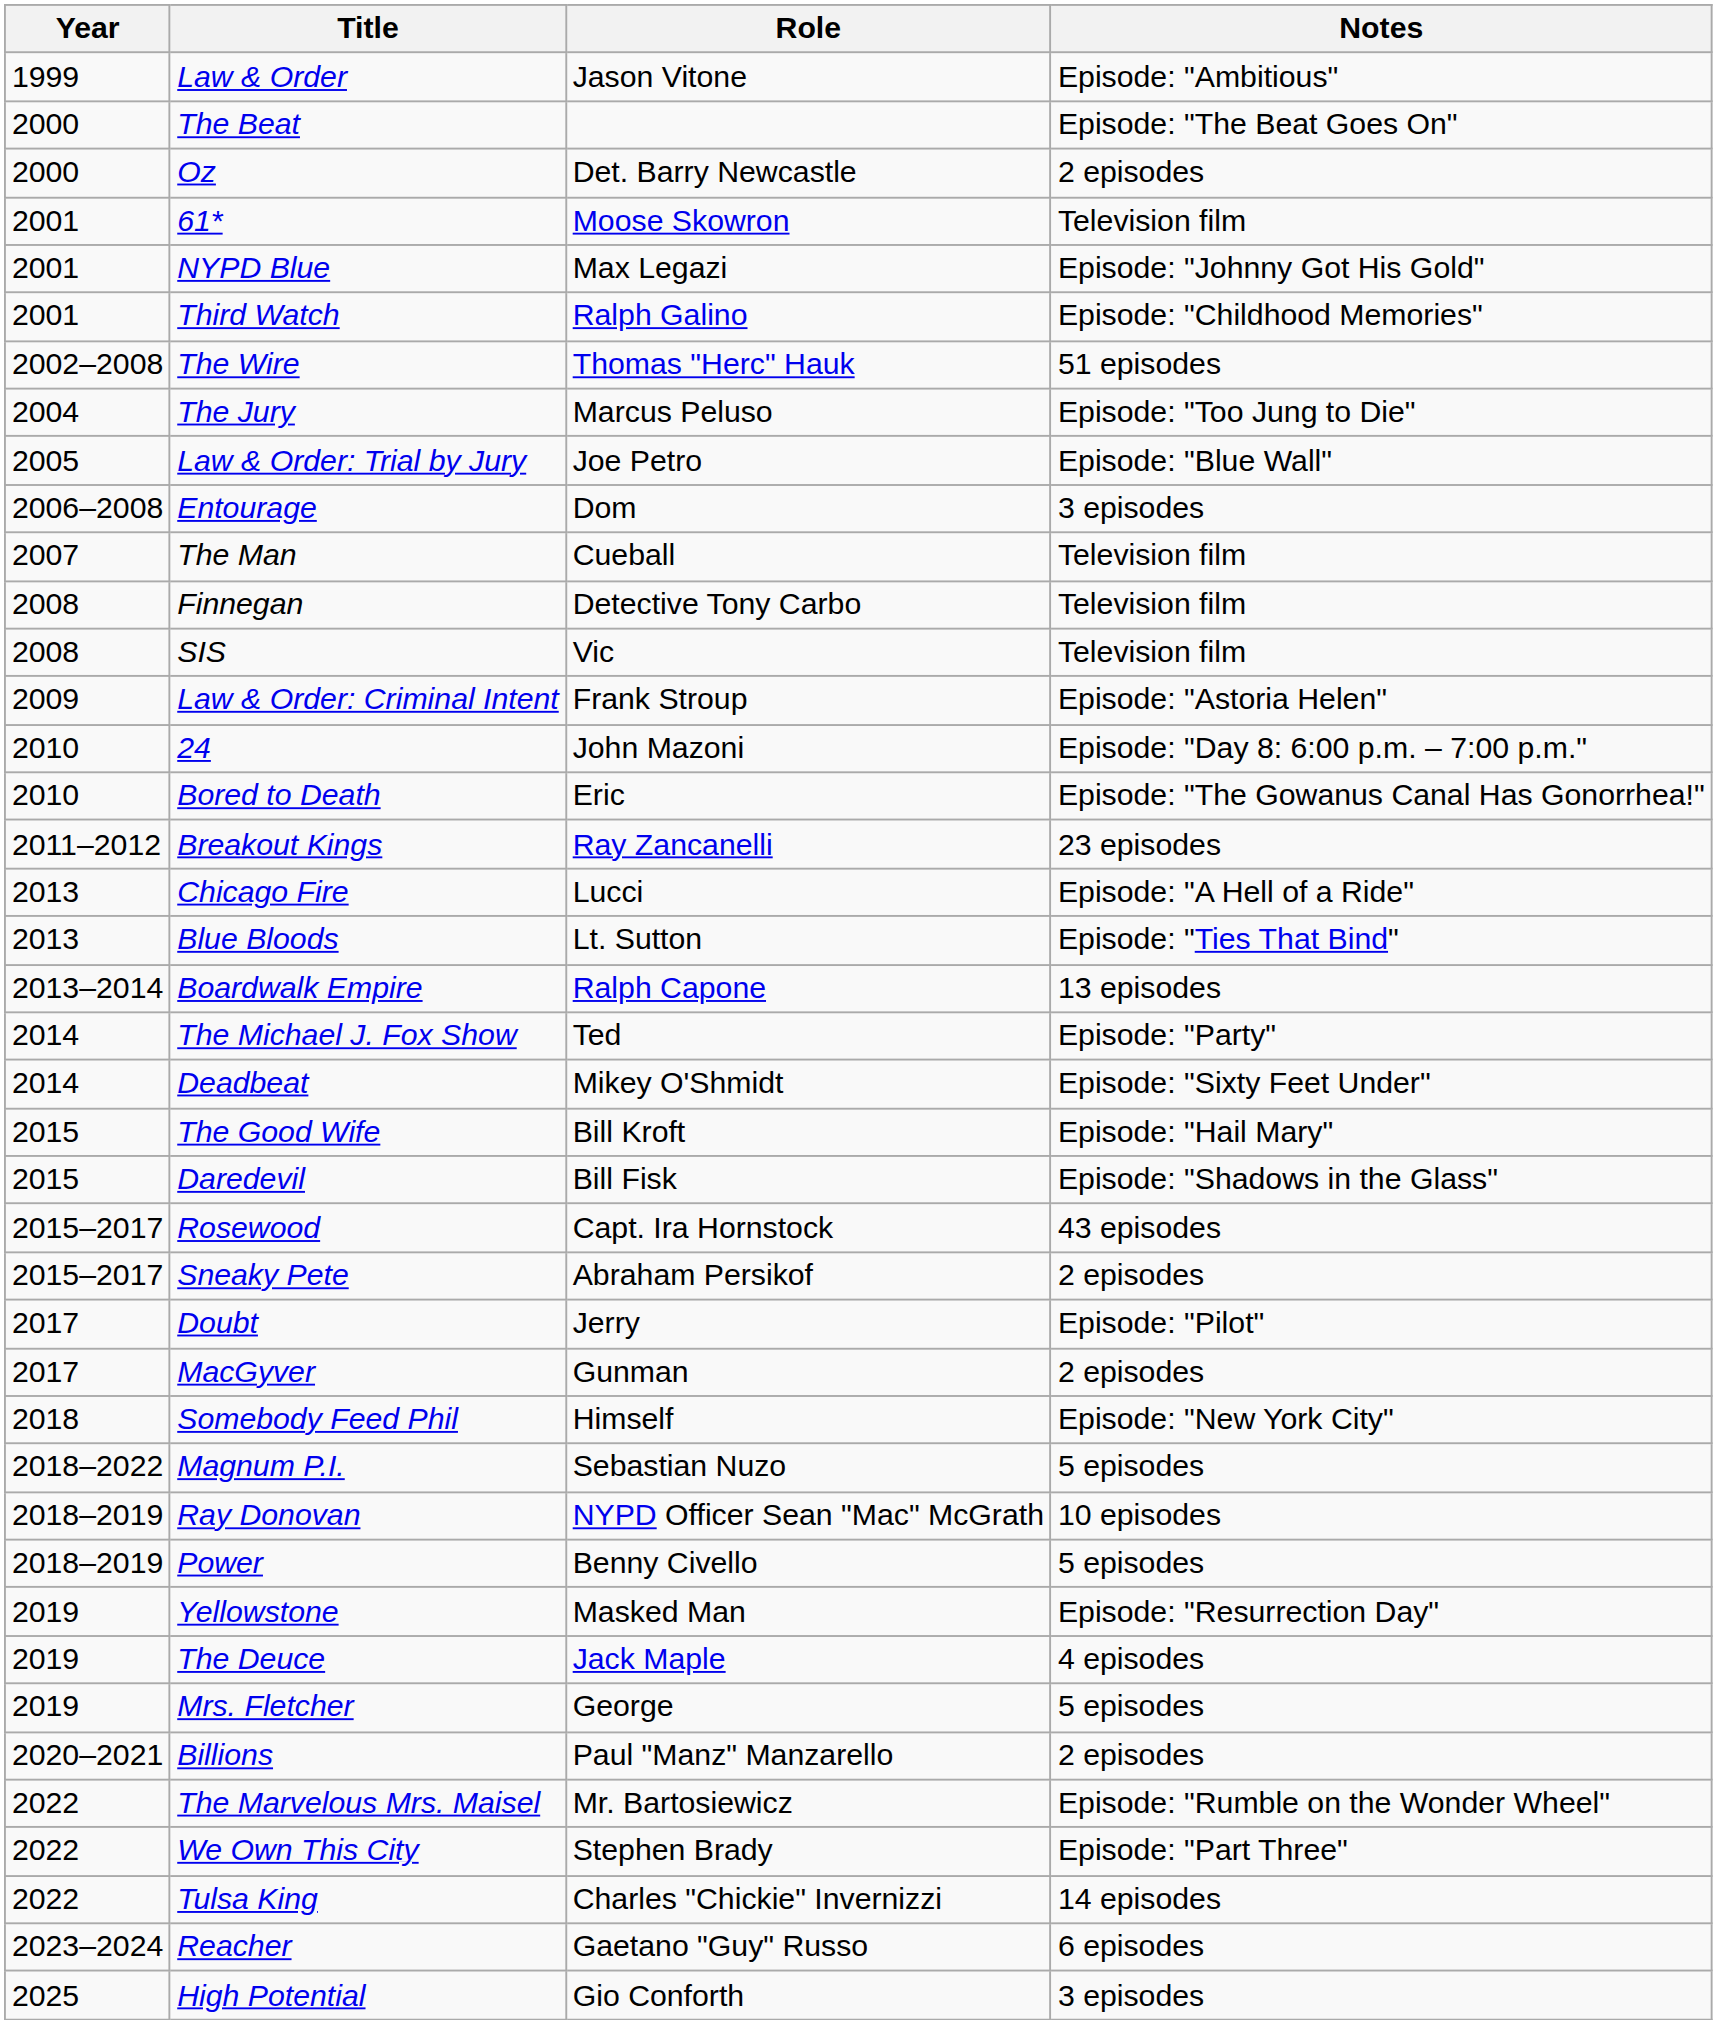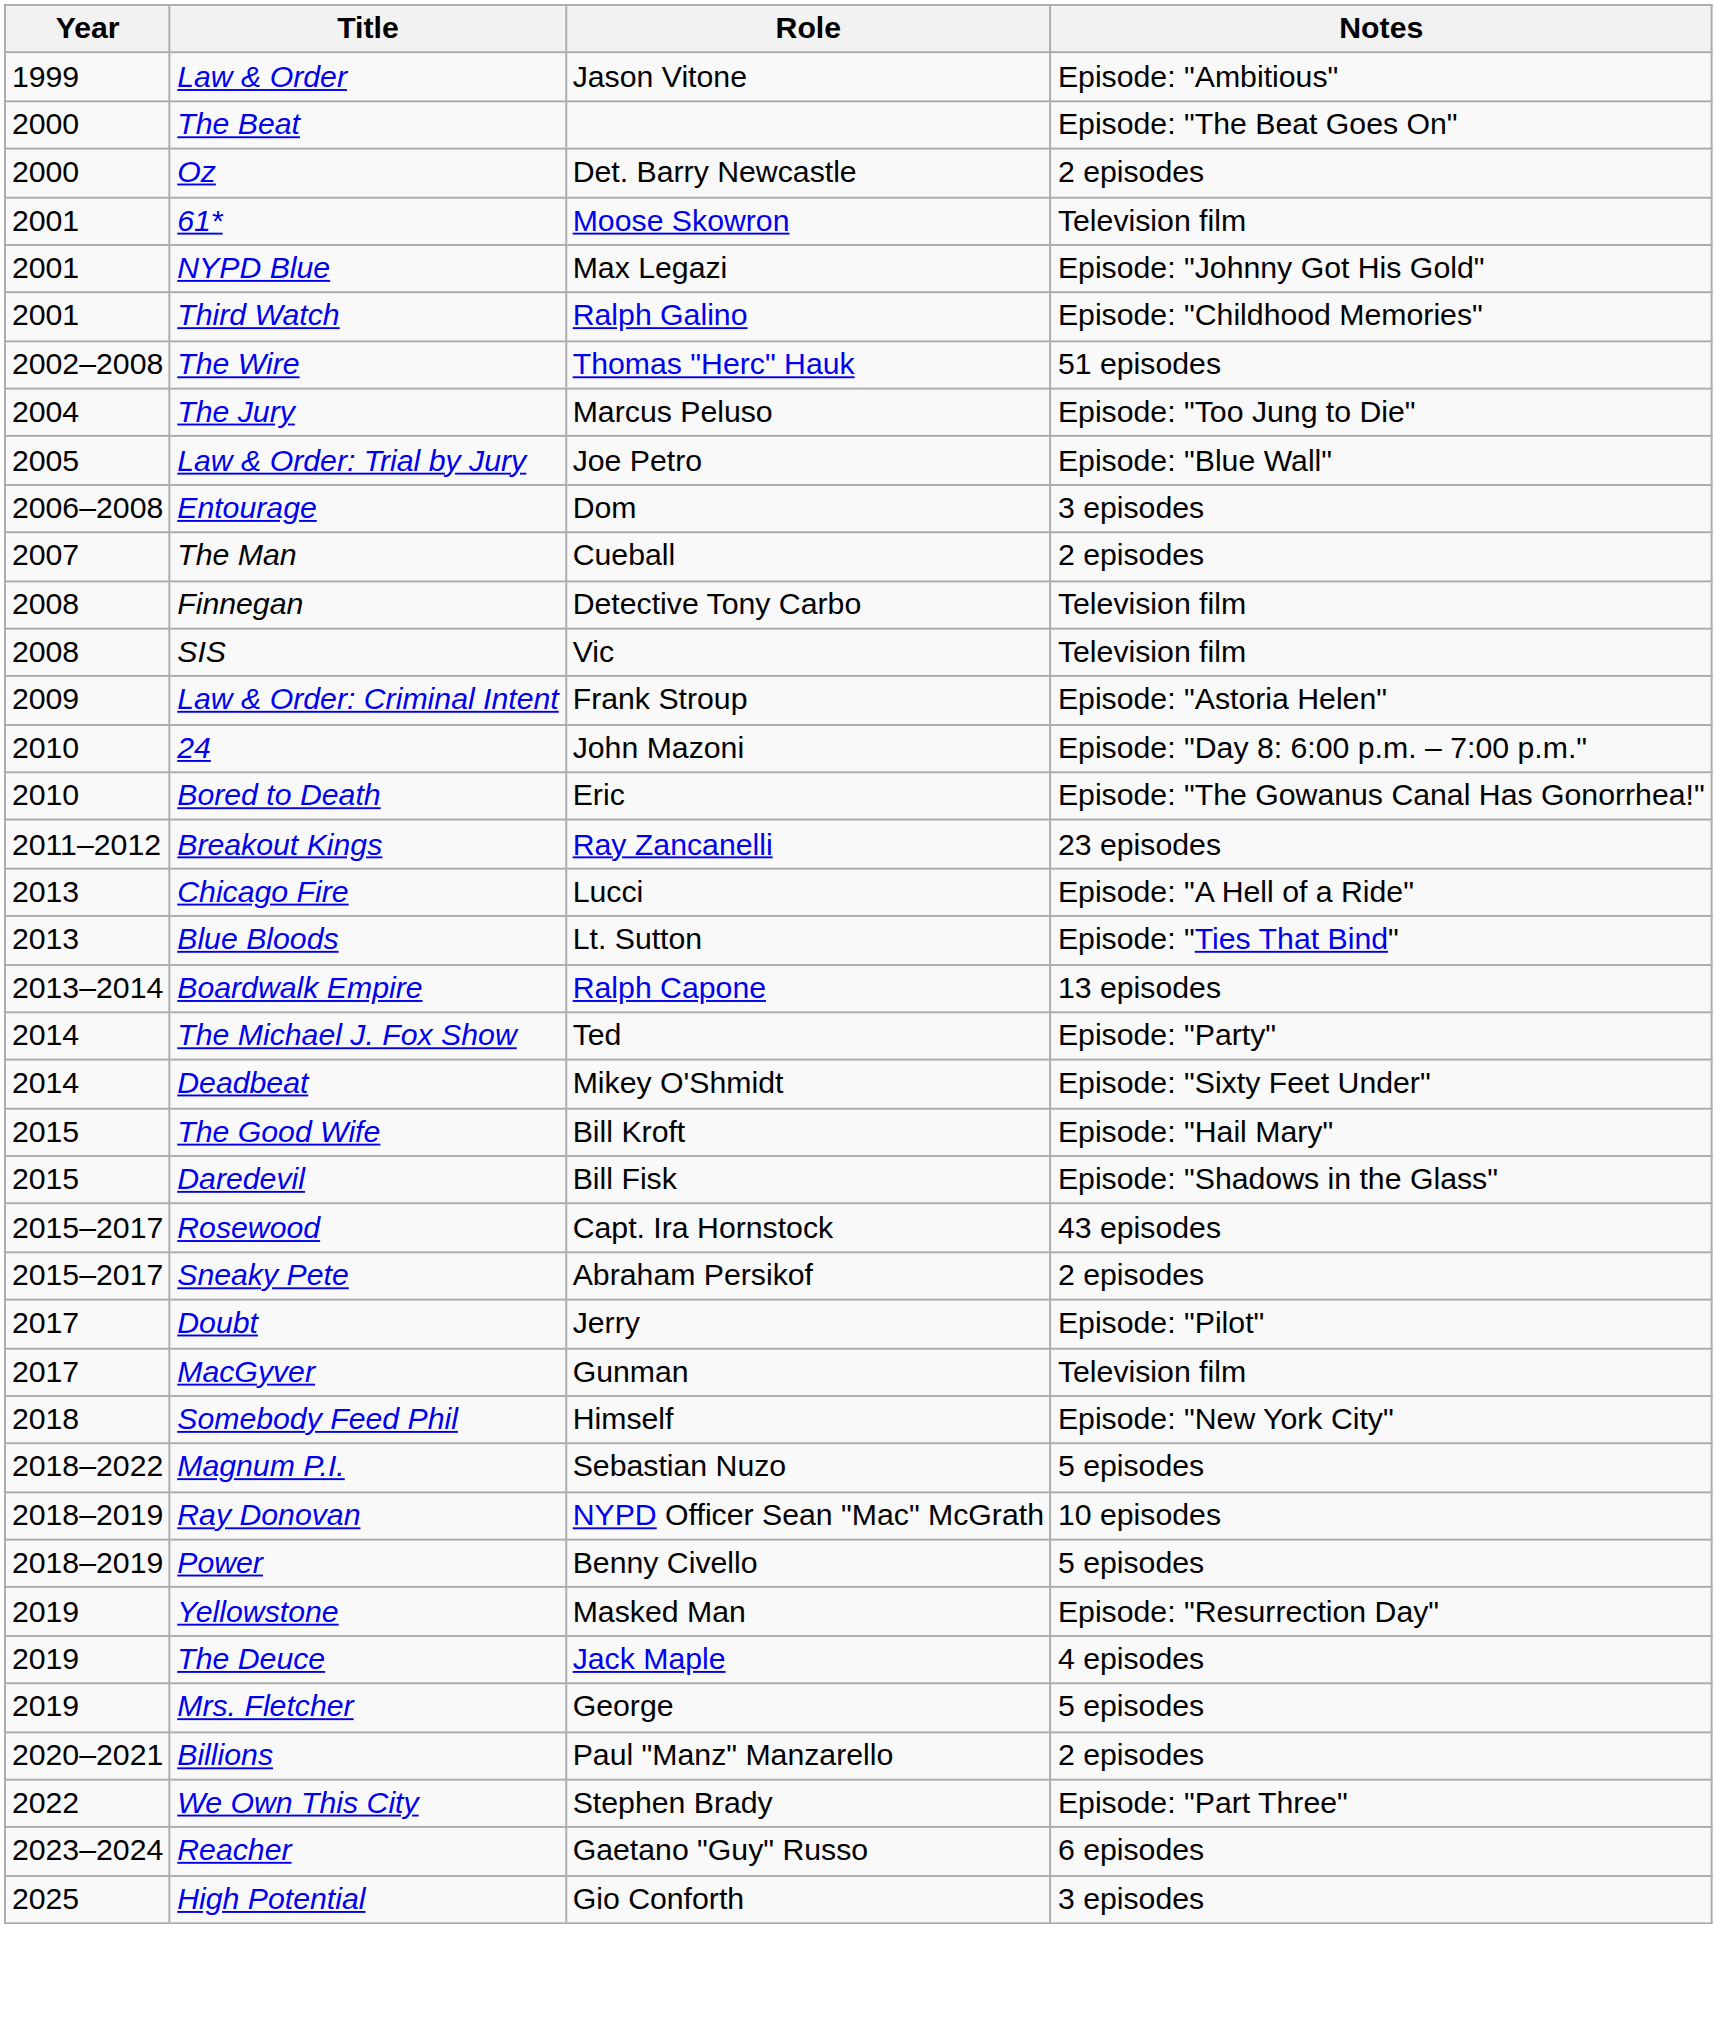(1152, 556) Television film -> (1131, 556) 2 episodes
(1131, 1371) 2 episodes -> (1152, 1371) Television film
- row: (359, 1802)
- row: (248, 1898)
